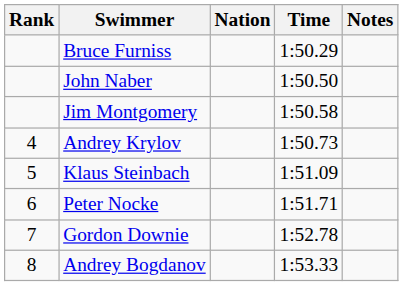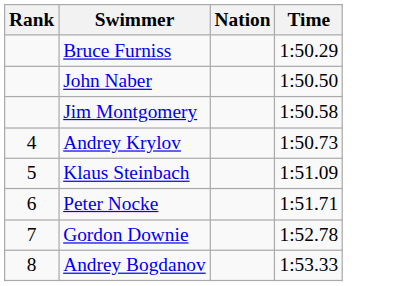- column: (370, 19)
